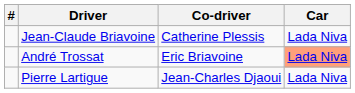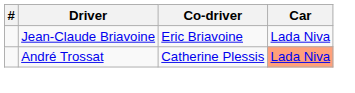(213, 36) Catherine Plessis -> (202, 36) Eric Briavoine
(202, 57) Eric Briavoine -> (213, 57) Catherine Plessis
- row: (65, 78)
